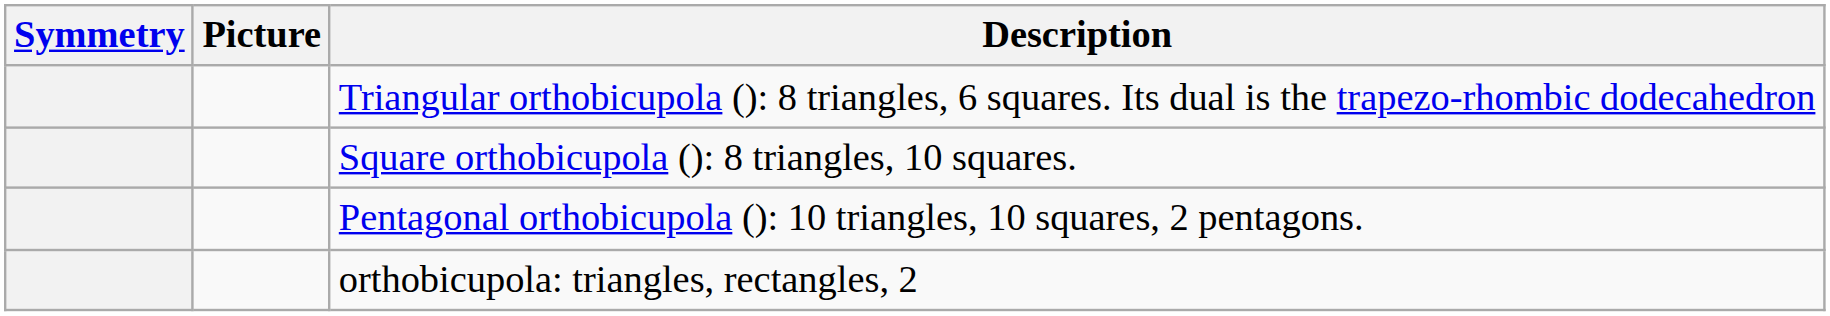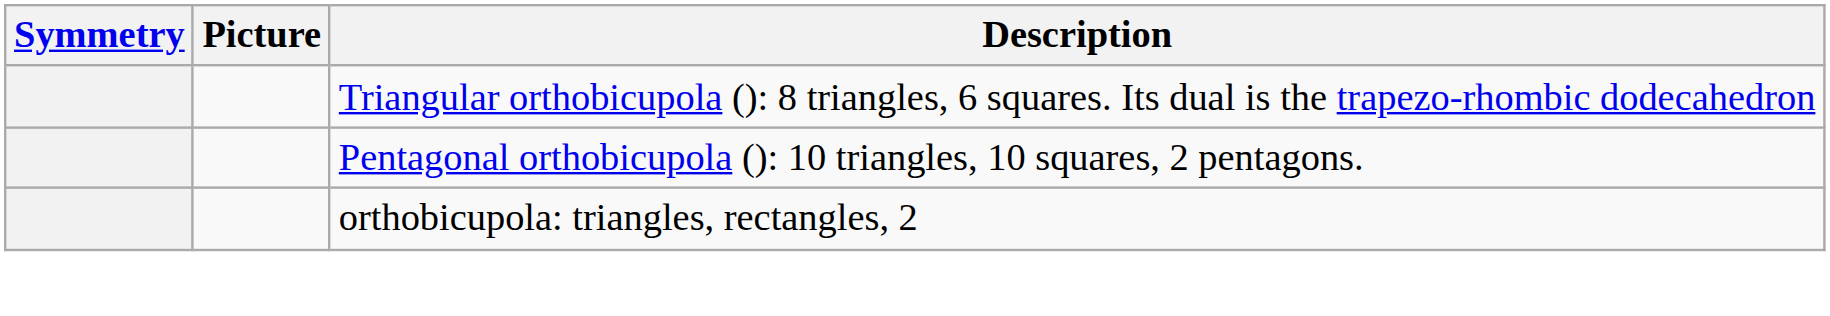- row: (708, 156)
